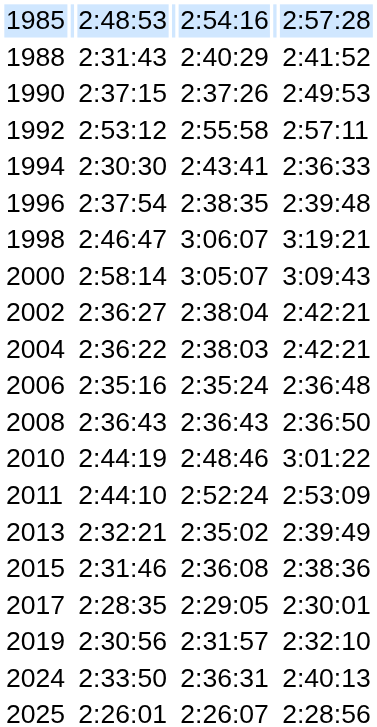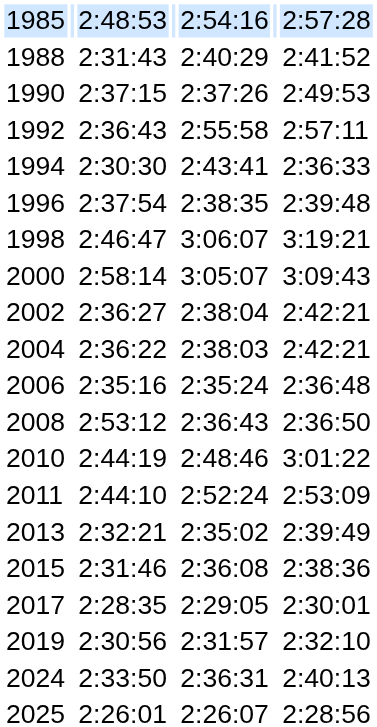(123, 130) 2:53:12 -> (123, 130) 2:36:43
(123, 422) 2:36:43 -> (123, 422) 2:53:12
